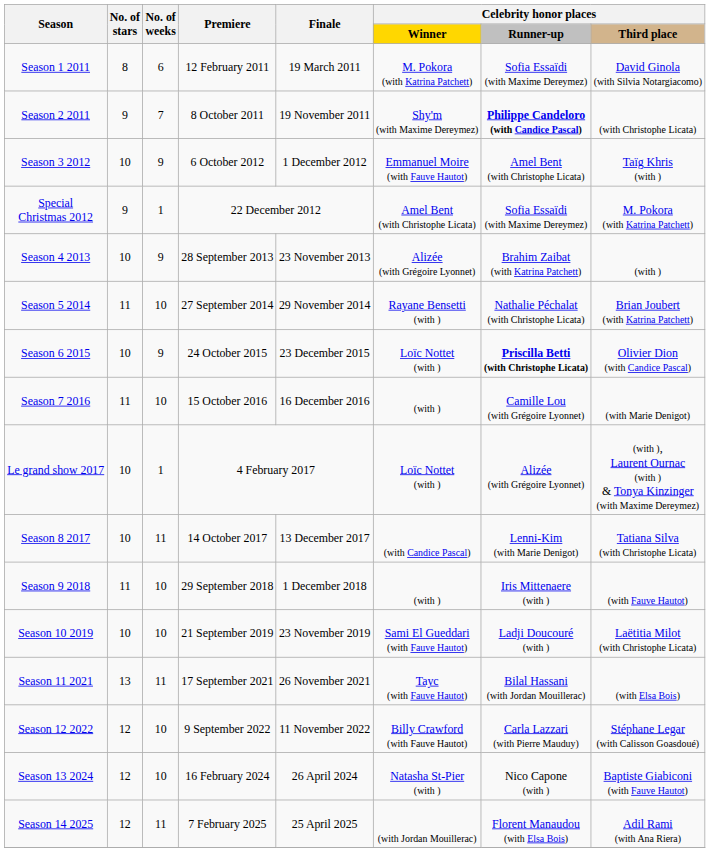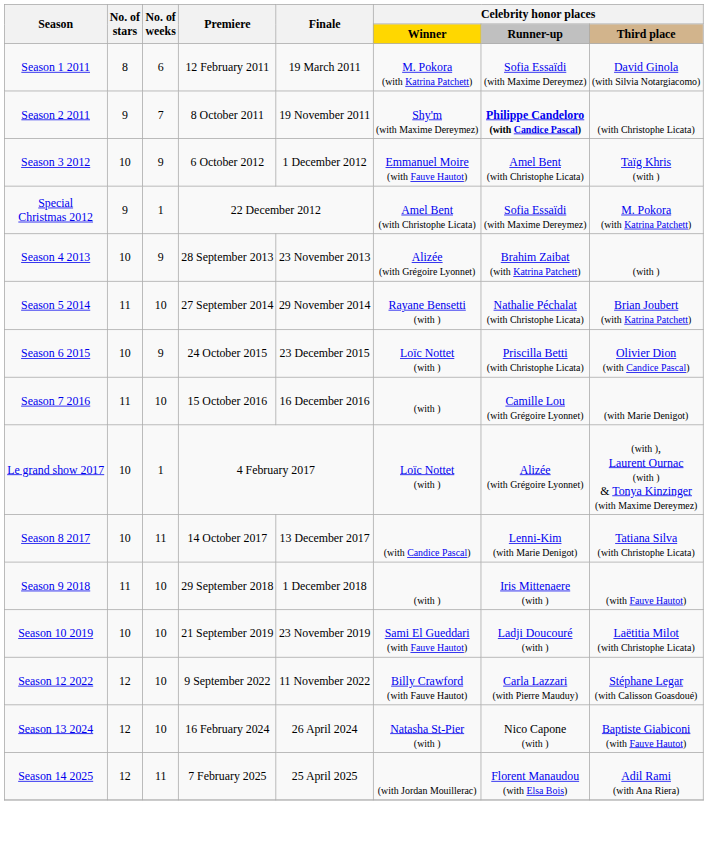(536, 360) bold -> (535, 360) normal
- row: (56, 681)
